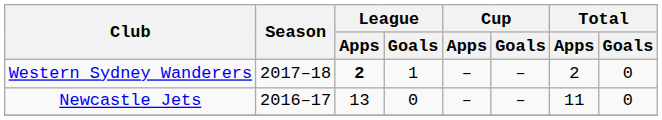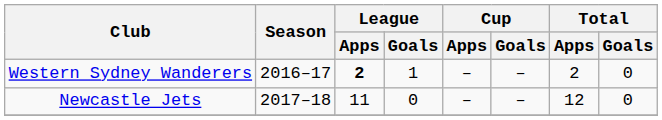(296, 74) 2017–18 -> (296, 74) 2016–17
(296, 101) 2016–17 -> (296, 101) 2017–18
(359, 101) 13 -> (359, 101) 11
(574, 101) 11 -> (574, 101) 12
